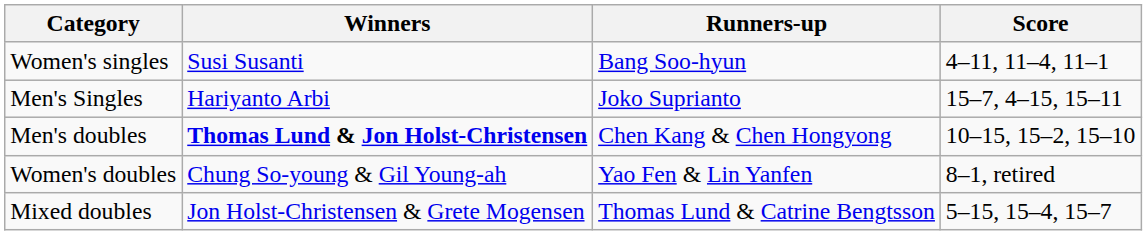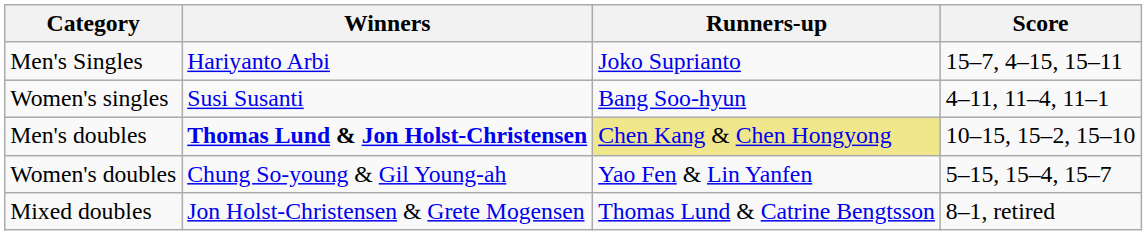rows swapped: (76, 98) <-> (89, 60)
(745, 135) no background -> (745, 135) khaki background
(1000, 173) 8–1, retired -> (1029, 173) 5–15, 15–4, 15–7
(1029, 211) 5–15, 15–4, 15–7 -> (1000, 211) 8–1, retired
